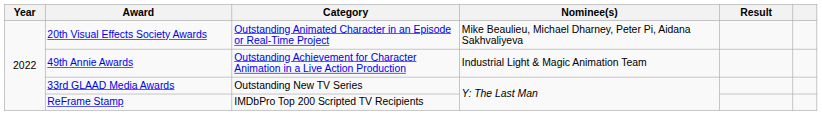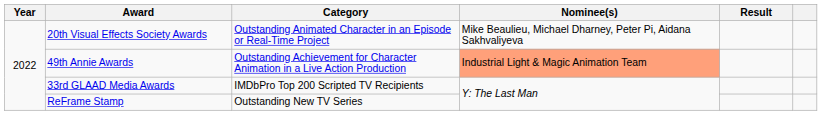(554, 63) no background -> (554, 63) lightsalmon background
(298, 85) Outstanding New TV Series -> (329, 85) IMDbPro Top 200 Scripted TV Recipients
(329, 102) IMDbPro Top 200 Scripted TV Recipients -> (298, 102) Outstanding New TV Series
